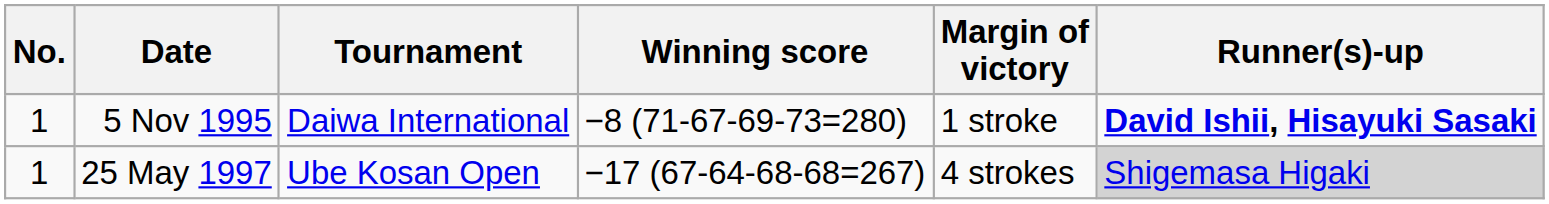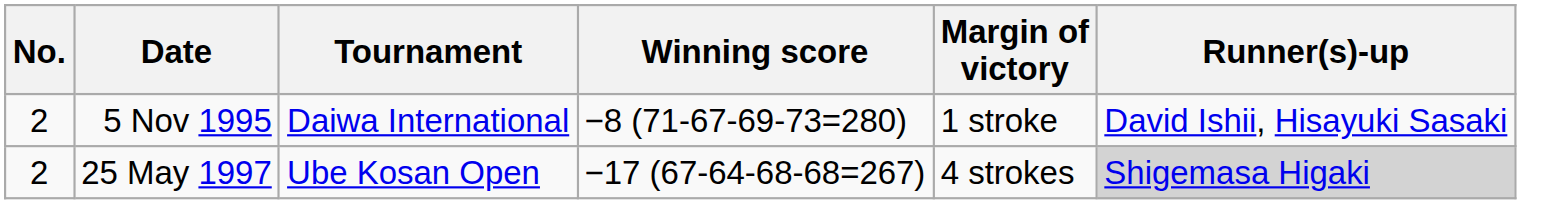(39, 120) 1 -> (39, 120) 2
(1321, 120) bold -> (1306, 120) normal
(39, 173) 1 -> (39, 173) 2
